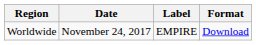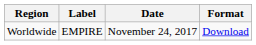columns swapped: (106, 13) <-> (177, 13)
